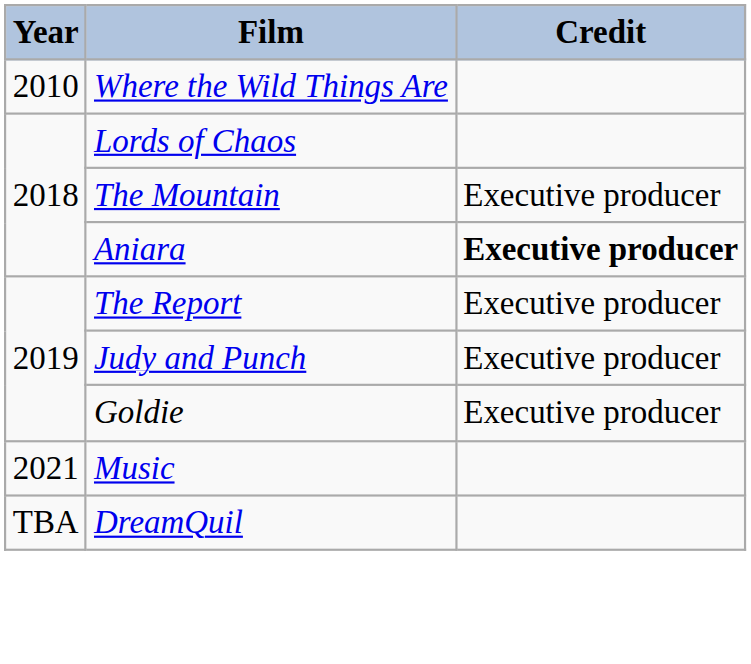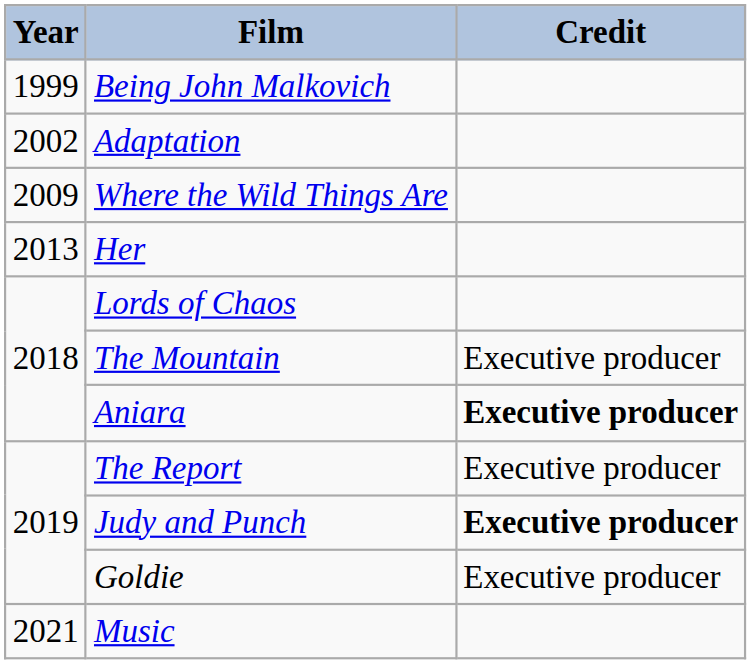+ row: (242, 86)
+ row: (167, 140)
(46, 86) 2010 -> (46, 195) 2009
+ row: (120, 249)
(592, 358) normal -> (601, 521) bold
- row: (168, 521)
